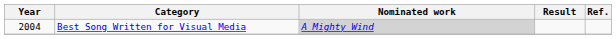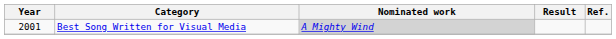(30, 27) 2004 -> (30, 27) 2001
